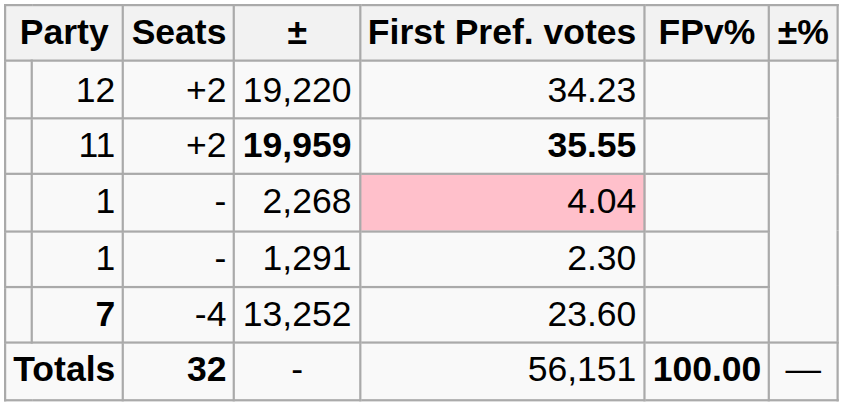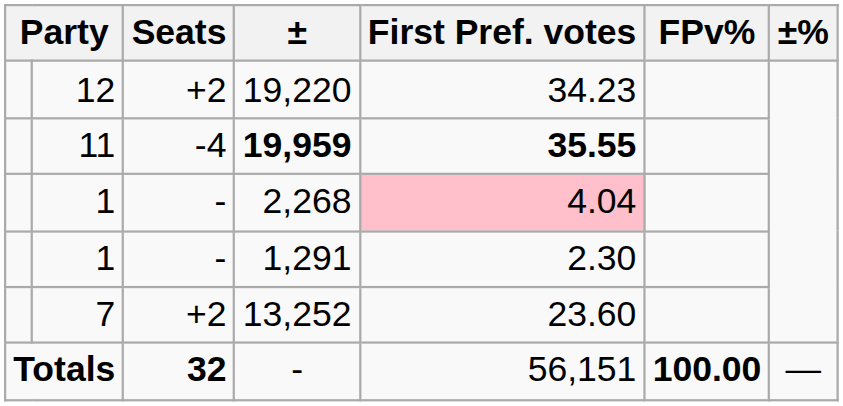(206, 145) +2 -> (211, 145) -4
(105, 314) bold -> (105, 314) normal
(211, 314) -4 -> (206, 314) +2
